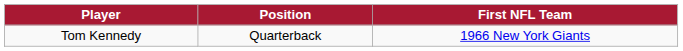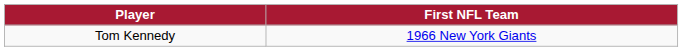- column: (285, 14)
